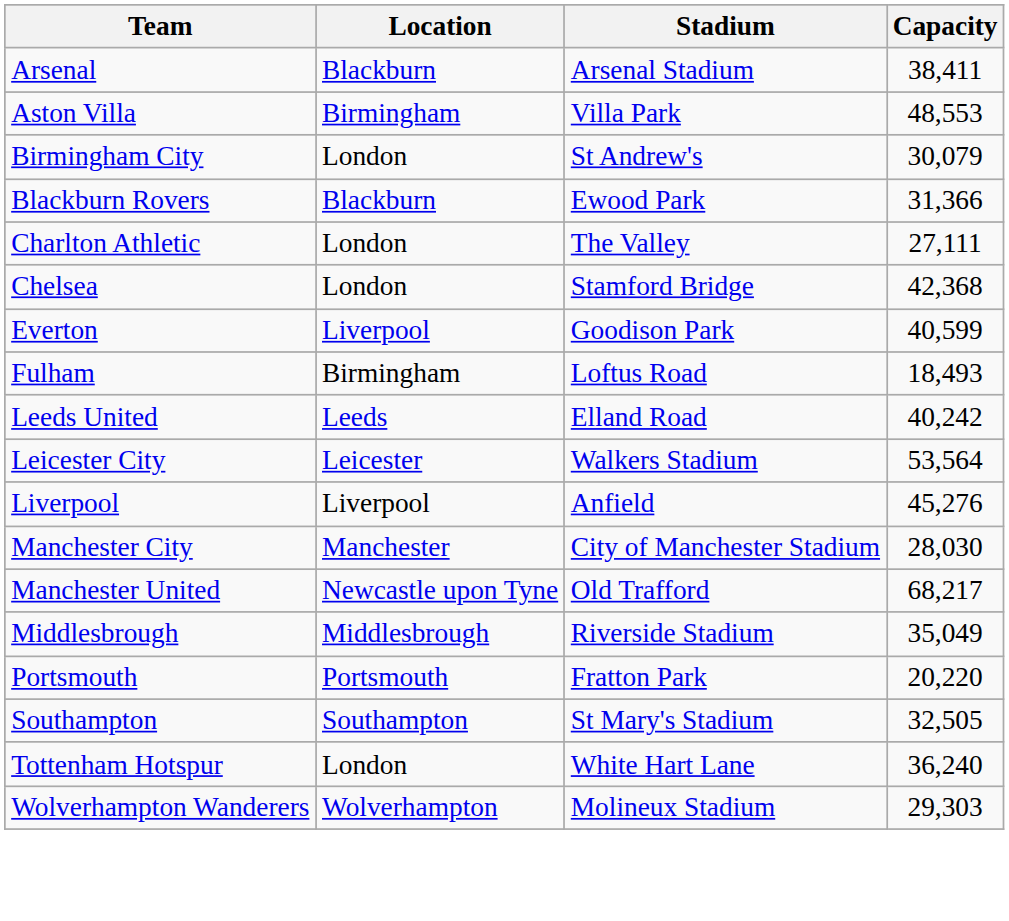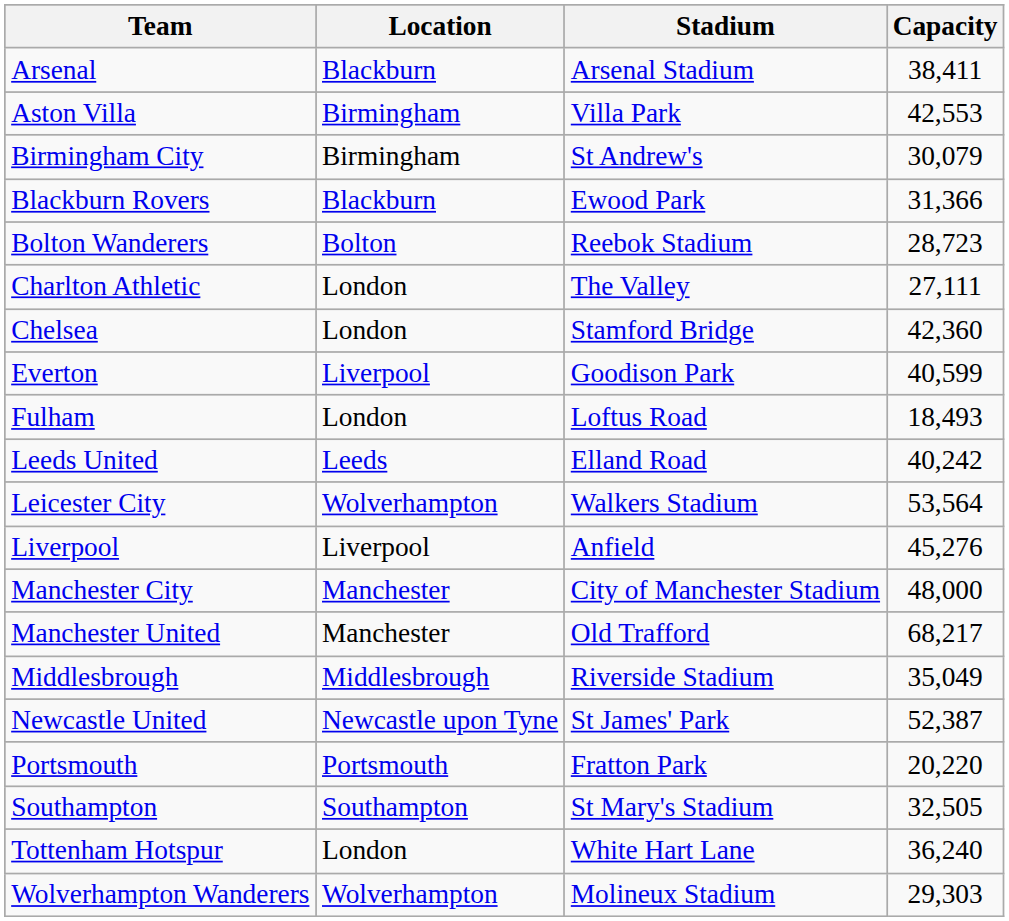(945, 112) 48,553 -> (945, 112) 42,553
(365, 156) London -> (391, 156) Birmingham
+ row: (110, 243)
(945, 286) 42,368 -> (945, 329) 42,360
(391, 373) Birmingham -> (365, 416) London
(372, 460) Leicester -> (410, 503) Wolverhampton
(945, 546) 28,030 -> (945, 590) 48,000
(440, 590) Newcastle upon Tyne -> (386, 633) Manchester
+ row: (109, 720)
